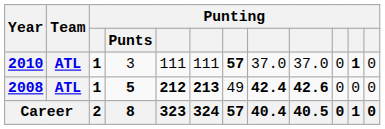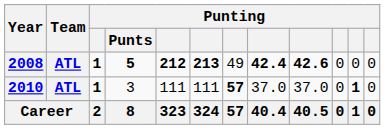rows swapped: (26, 88) <-> (26, 64)
